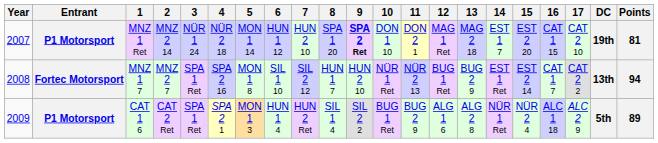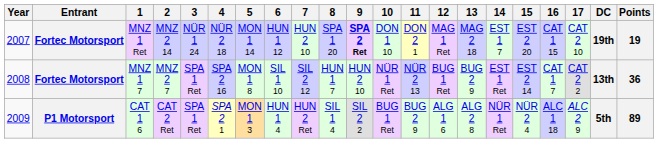(79, 40) P1 Motorsport -> (79, 40) Fortec Motorsport
(635, 40) 81 -> (635, 40) 19
(635, 79) 94 -> (635, 79) 36
